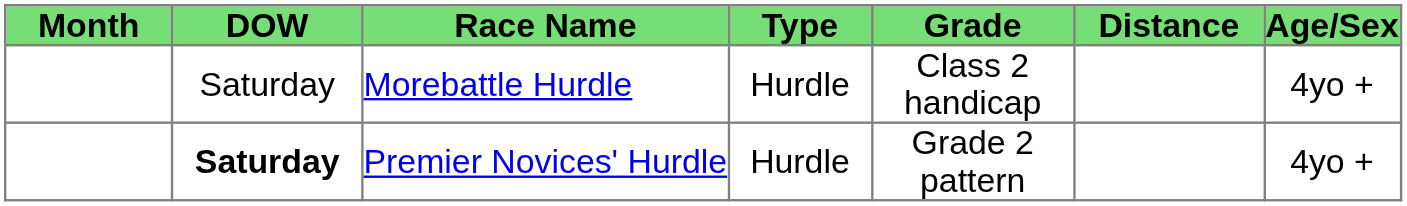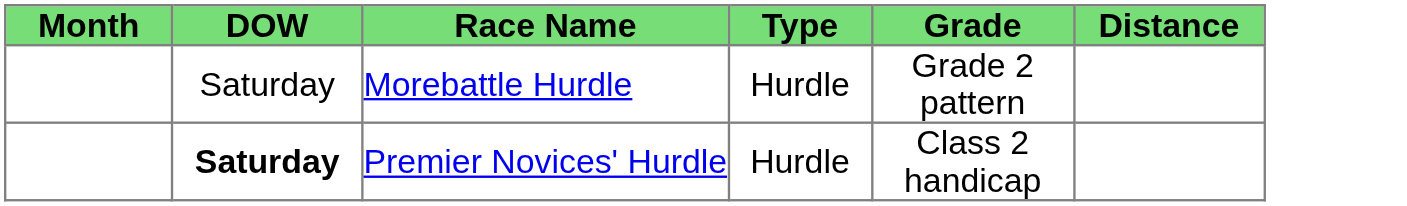- column: (1332, 25)
(973, 84) Class 2 handicap -> (973, 84) Grade 2 pattern
(973, 161) Grade 2 pattern -> (973, 161) Class 2 handicap
